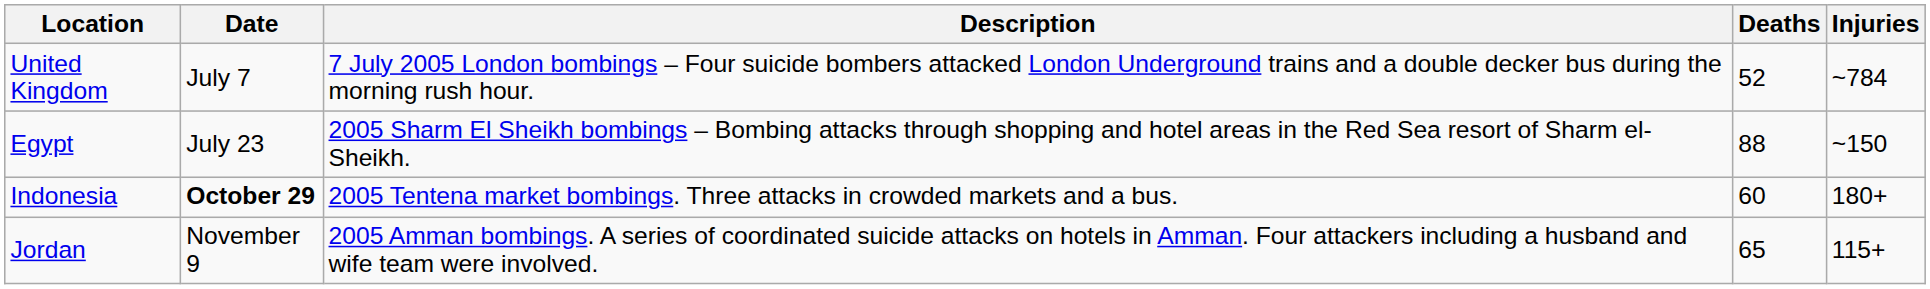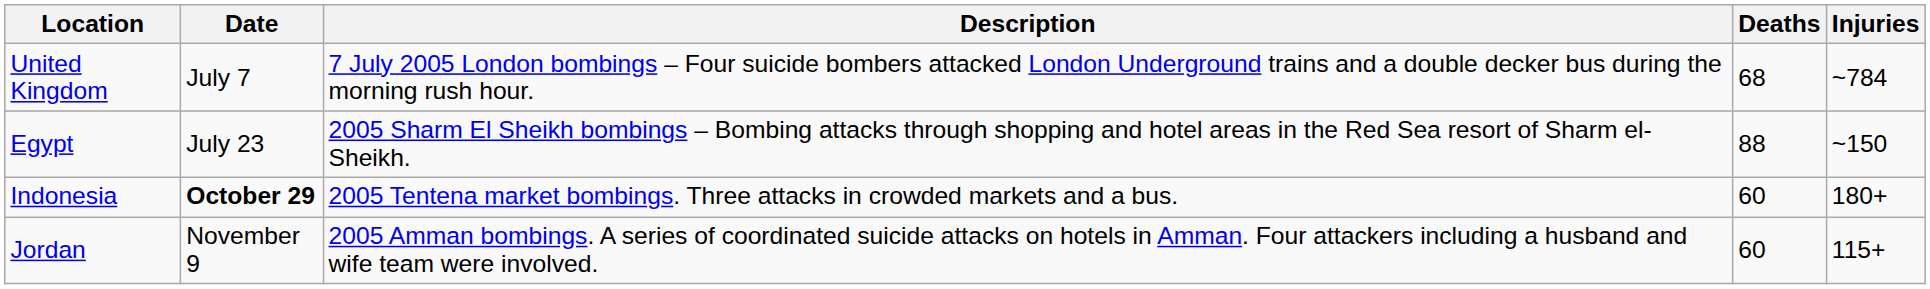(1752, 76) 52 -> (1752, 76) 68
(1752, 249) 65 -> (1752, 249) 60
